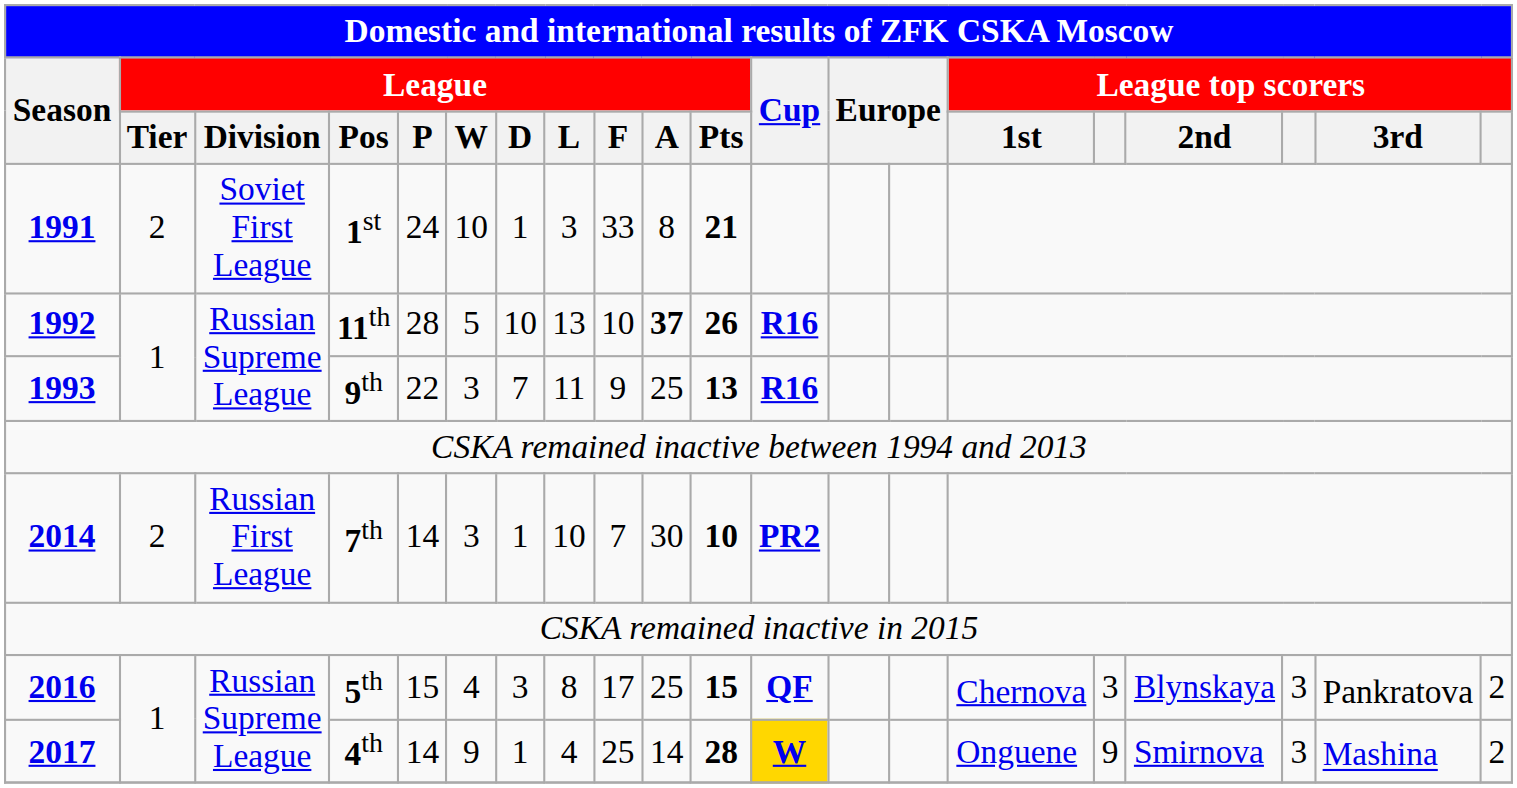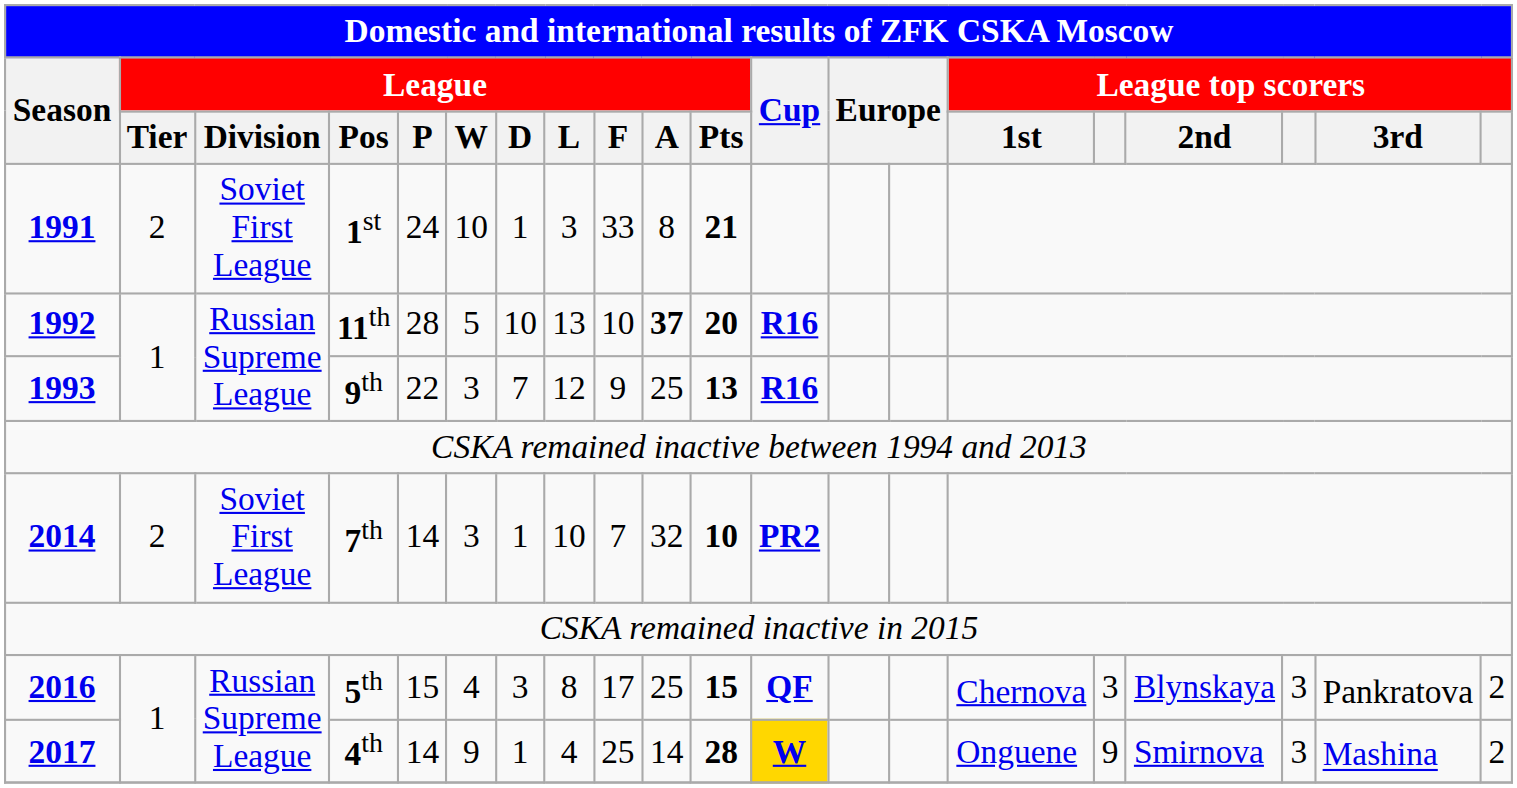(721, 323) 26 -> (721, 323) 20
(569, 388) 11 -> (569, 388) 12
(262, 537) Russian First League -> (262, 537) Soviet First League
(667, 537) 30 -> (667, 537) 32
